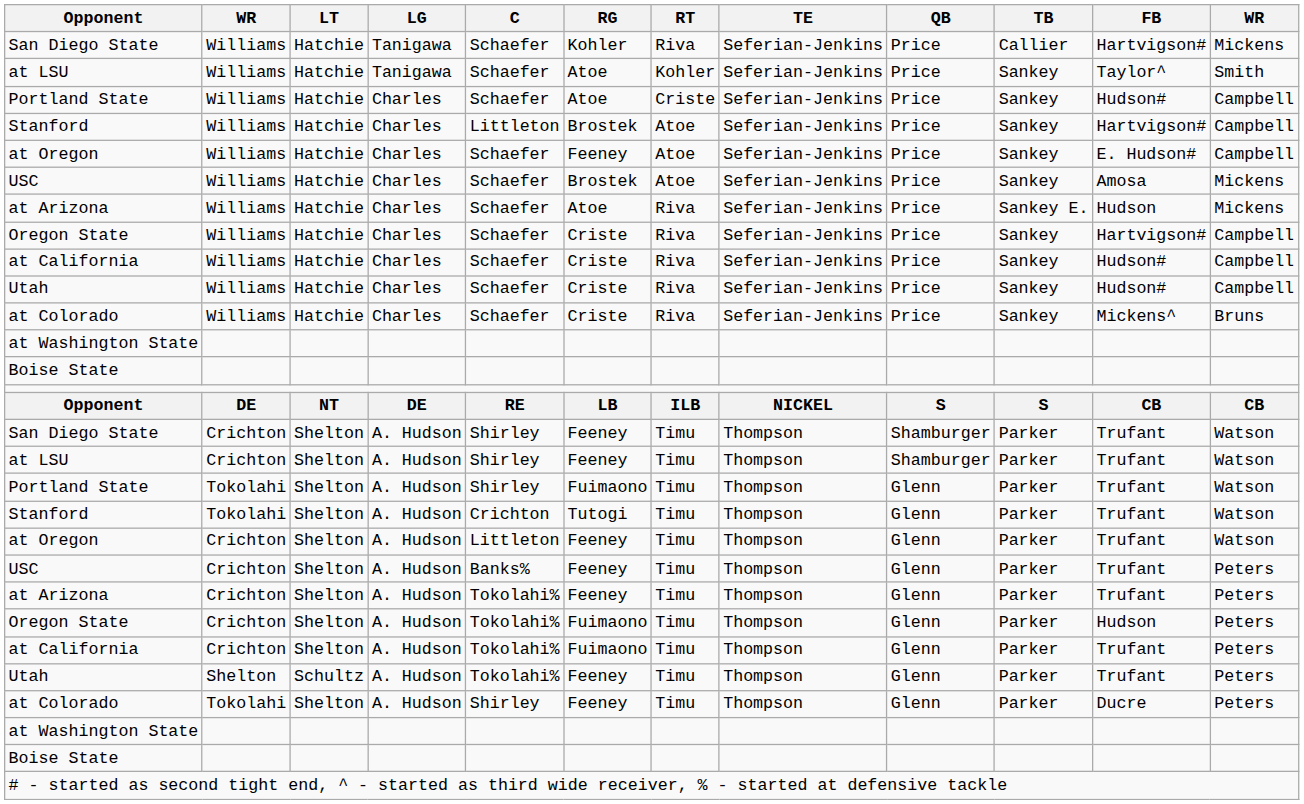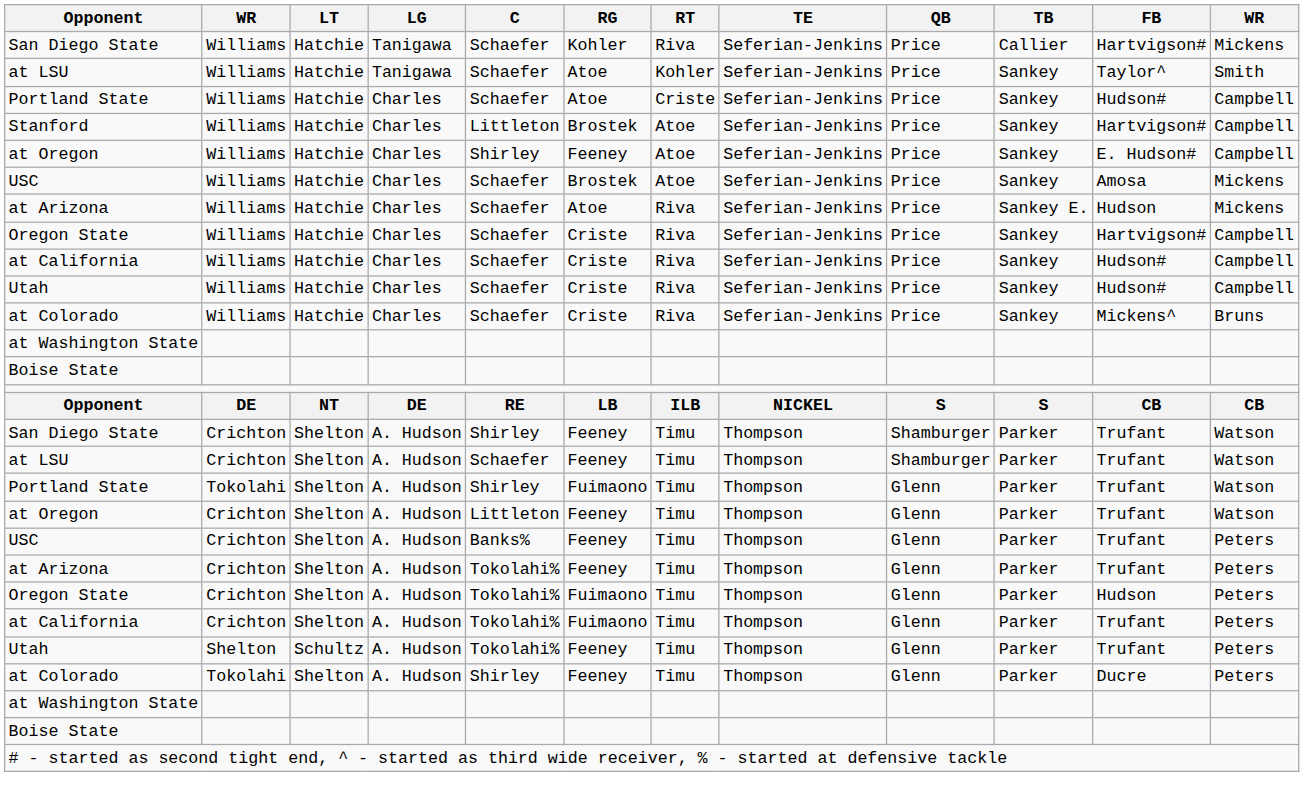(510, 154) Schaefer -> (505, 154) Shirley
(505, 460) Shirley -> (510, 460) Schaefer
- row: (49, 514)
